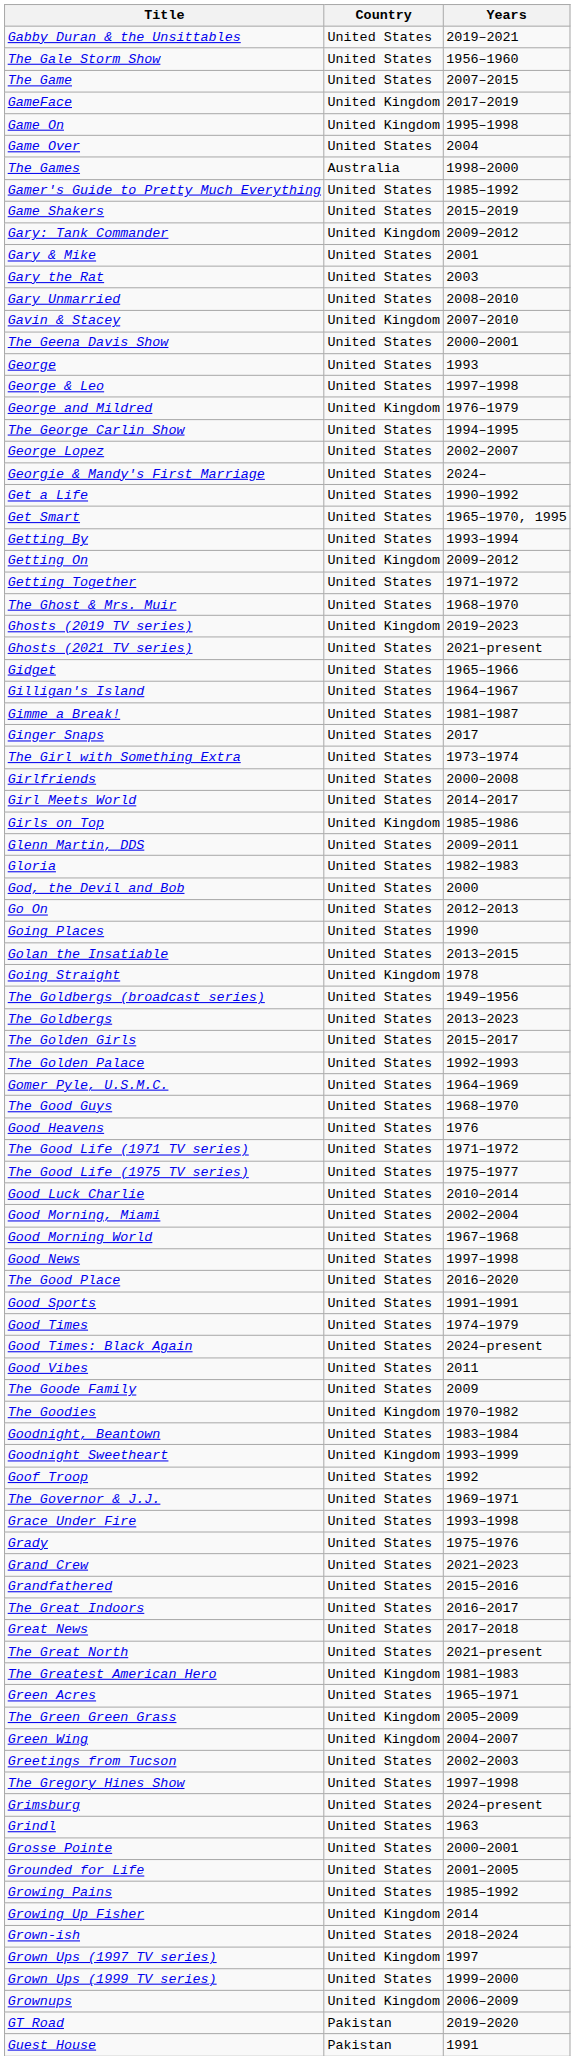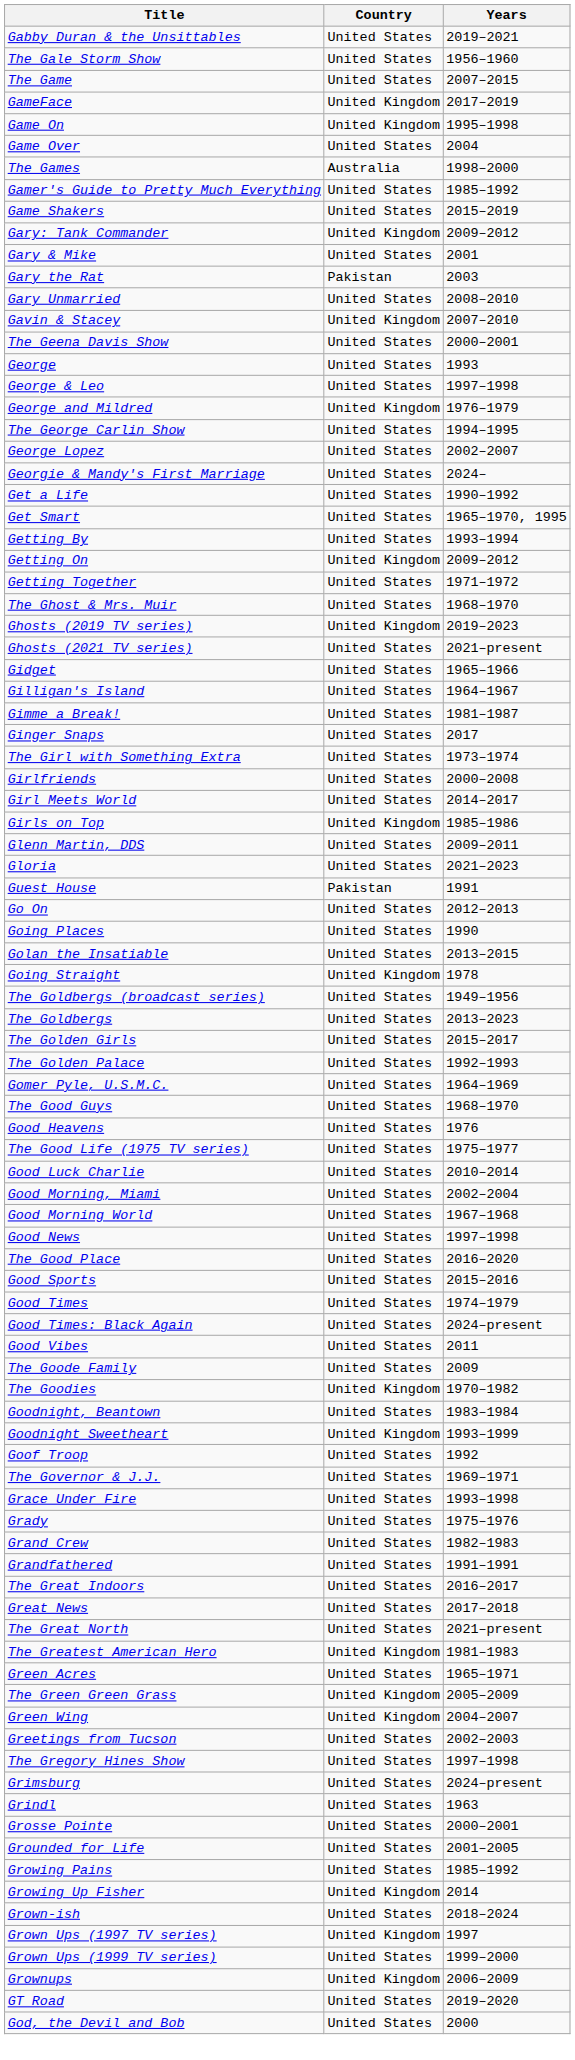(380, 277) United States -> (360, 277) Pakistan
(482, 867) 1982–1983 -> (482, 867) 2021–2023
rows swapped: (96, 888) <-> (52, 2045)
- row: (128, 1150)
(482, 1303) 1991–1991 -> (482, 1281) 2015–2016
(482, 1565) 2021–2023 -> (482, 1543) 1982–1983
(482, 1587) 2015–2016 -> (482, 1565) 1991–1991
(360, 2023) Pakistan -> (380, 2001) United States
